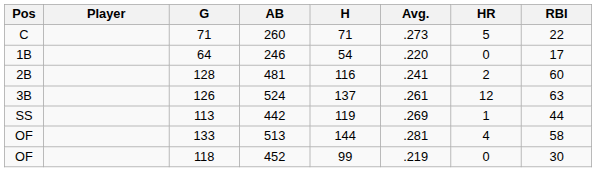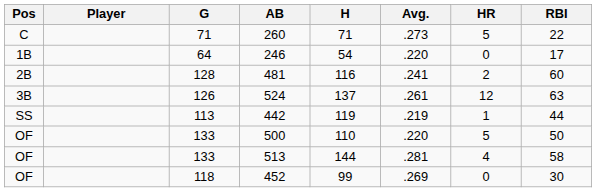(416, 116) .269 -> (416, 116) .219
+ row: (275, 136)
(416, 156) .219 -> (416, 177) .269
